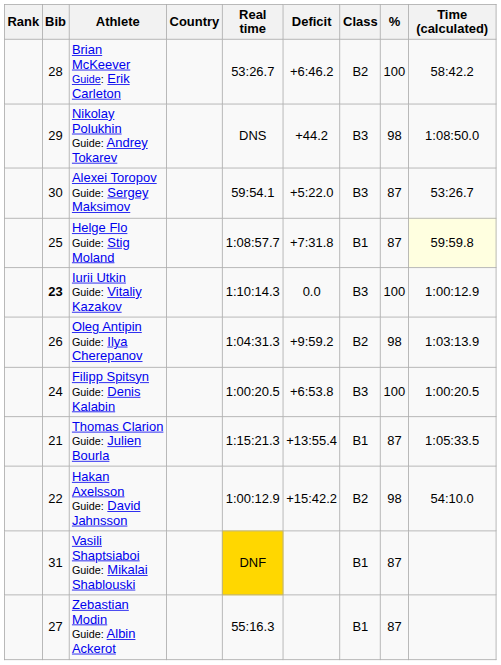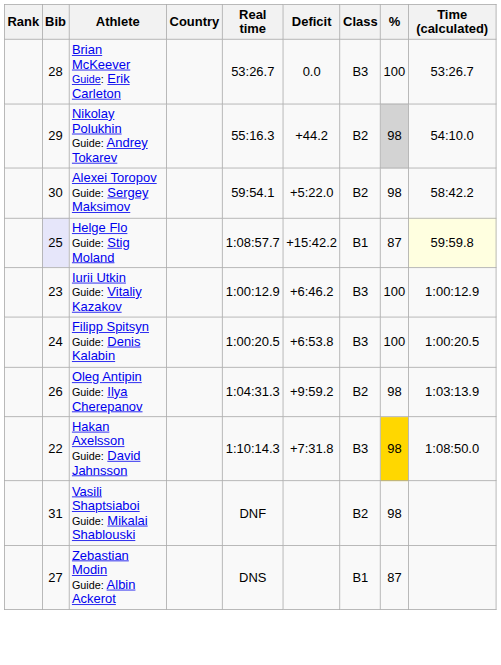(312, 71) +6:46.2 -> (312, 71) 0.0
(360, 71) B2 -> (360, 71) B3
(452, 71) 58:42.2 -> (452, 71) 53:26.7
(253, 136) DNS -> (253, 136) 55:16.3
(360, 136) B3 -> (360, 136) B2
(394, 136) no background -> (394, 136) lightgrey background
(452, 136) 1:08:50.0 -> (452, 136) 54:10.0
(360, 193) B3 -> (360, 193) B2
(394, 193) 87 -> (394, 193) 98
(452, 193) 53:26.7 -> (452, 193) 58:42.2
(55, 242) no background -> (55, 242) lavender background
(312, 242) +7:31.8 -> (312, 242) +15:42.2
(55, 292) bold -> (55, 292) normal
(253, 292) 1:10:14.3 -> (253, 292) 1:00:12.9
(312, 292) 0.0 -> (312, 292) +6:46.2
rows swapped: (110, 391) <-> (107, 342)
- row: (118, 441)
(253, 498) 1:00:12.9 -> (253, 448) 1:10:14.3
(312, 498) +15:42.2 -> (312, 448) +7:31.8
(360, 498) B2 -> (360, 448) B3
(394, 498) no background -> (394, 448) gold background
(452, 498) 54:10.0 -> (452, 448) 1:08:50.0
(253, 562) gold background -> (253, 513) no background
(360, 562) B1 -> (360, 513) B2
(394, 562) 87 -> (394, 513) 98
(253, 627) 55:16.3 -> (253, 577) DNS
